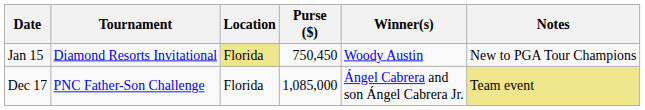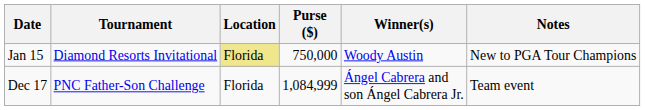(315, 55) 750,450 -> (315, 55) 750,000
(310, 86) 1,085,000 -> (310, 86) 1,084,999
(502, 86) khaki background -> (502, 86) no background
